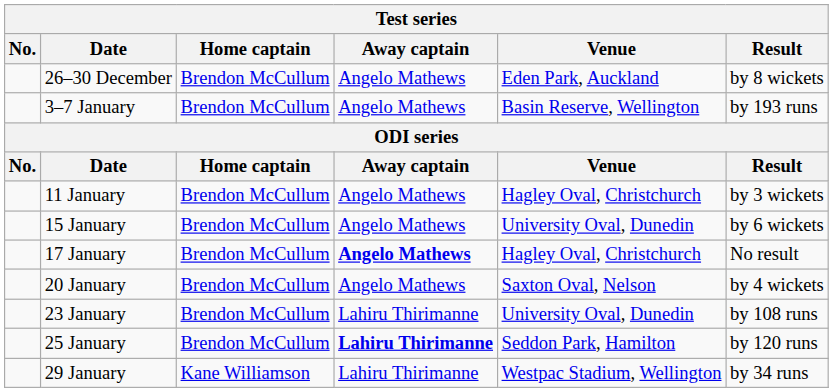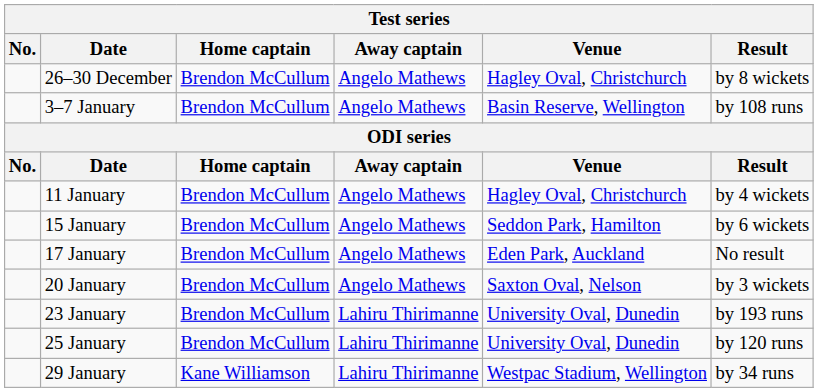(580, 78) Eden Park, Auckland -> (587, 78) Hagley Oval, Christchurch
(774, 107) by 193 runs -> (759, 107) by 108 runs
(777, 195) by 3 wickets -> (762, 195) by 4 wickets
(598, 225) University Oval, Dunedin -> (574, 225) Seddon Park, Hamilton
(404, 254) bold -> (402, 254) normal
(601, 254) Hagley Oval, Christchurch -> (566, 254) Eden Park, Auckland
(777, 284) by 4 wickets -> (762, 284) by 3 wickets
(774, 313) by 108 runs -> (759, 313) by 193 runs
(416, 343) bold -> (408, 343) normal
(588, 343) Seddon Park, Hamilton -> (583, 343) University Oval, Dunedin
